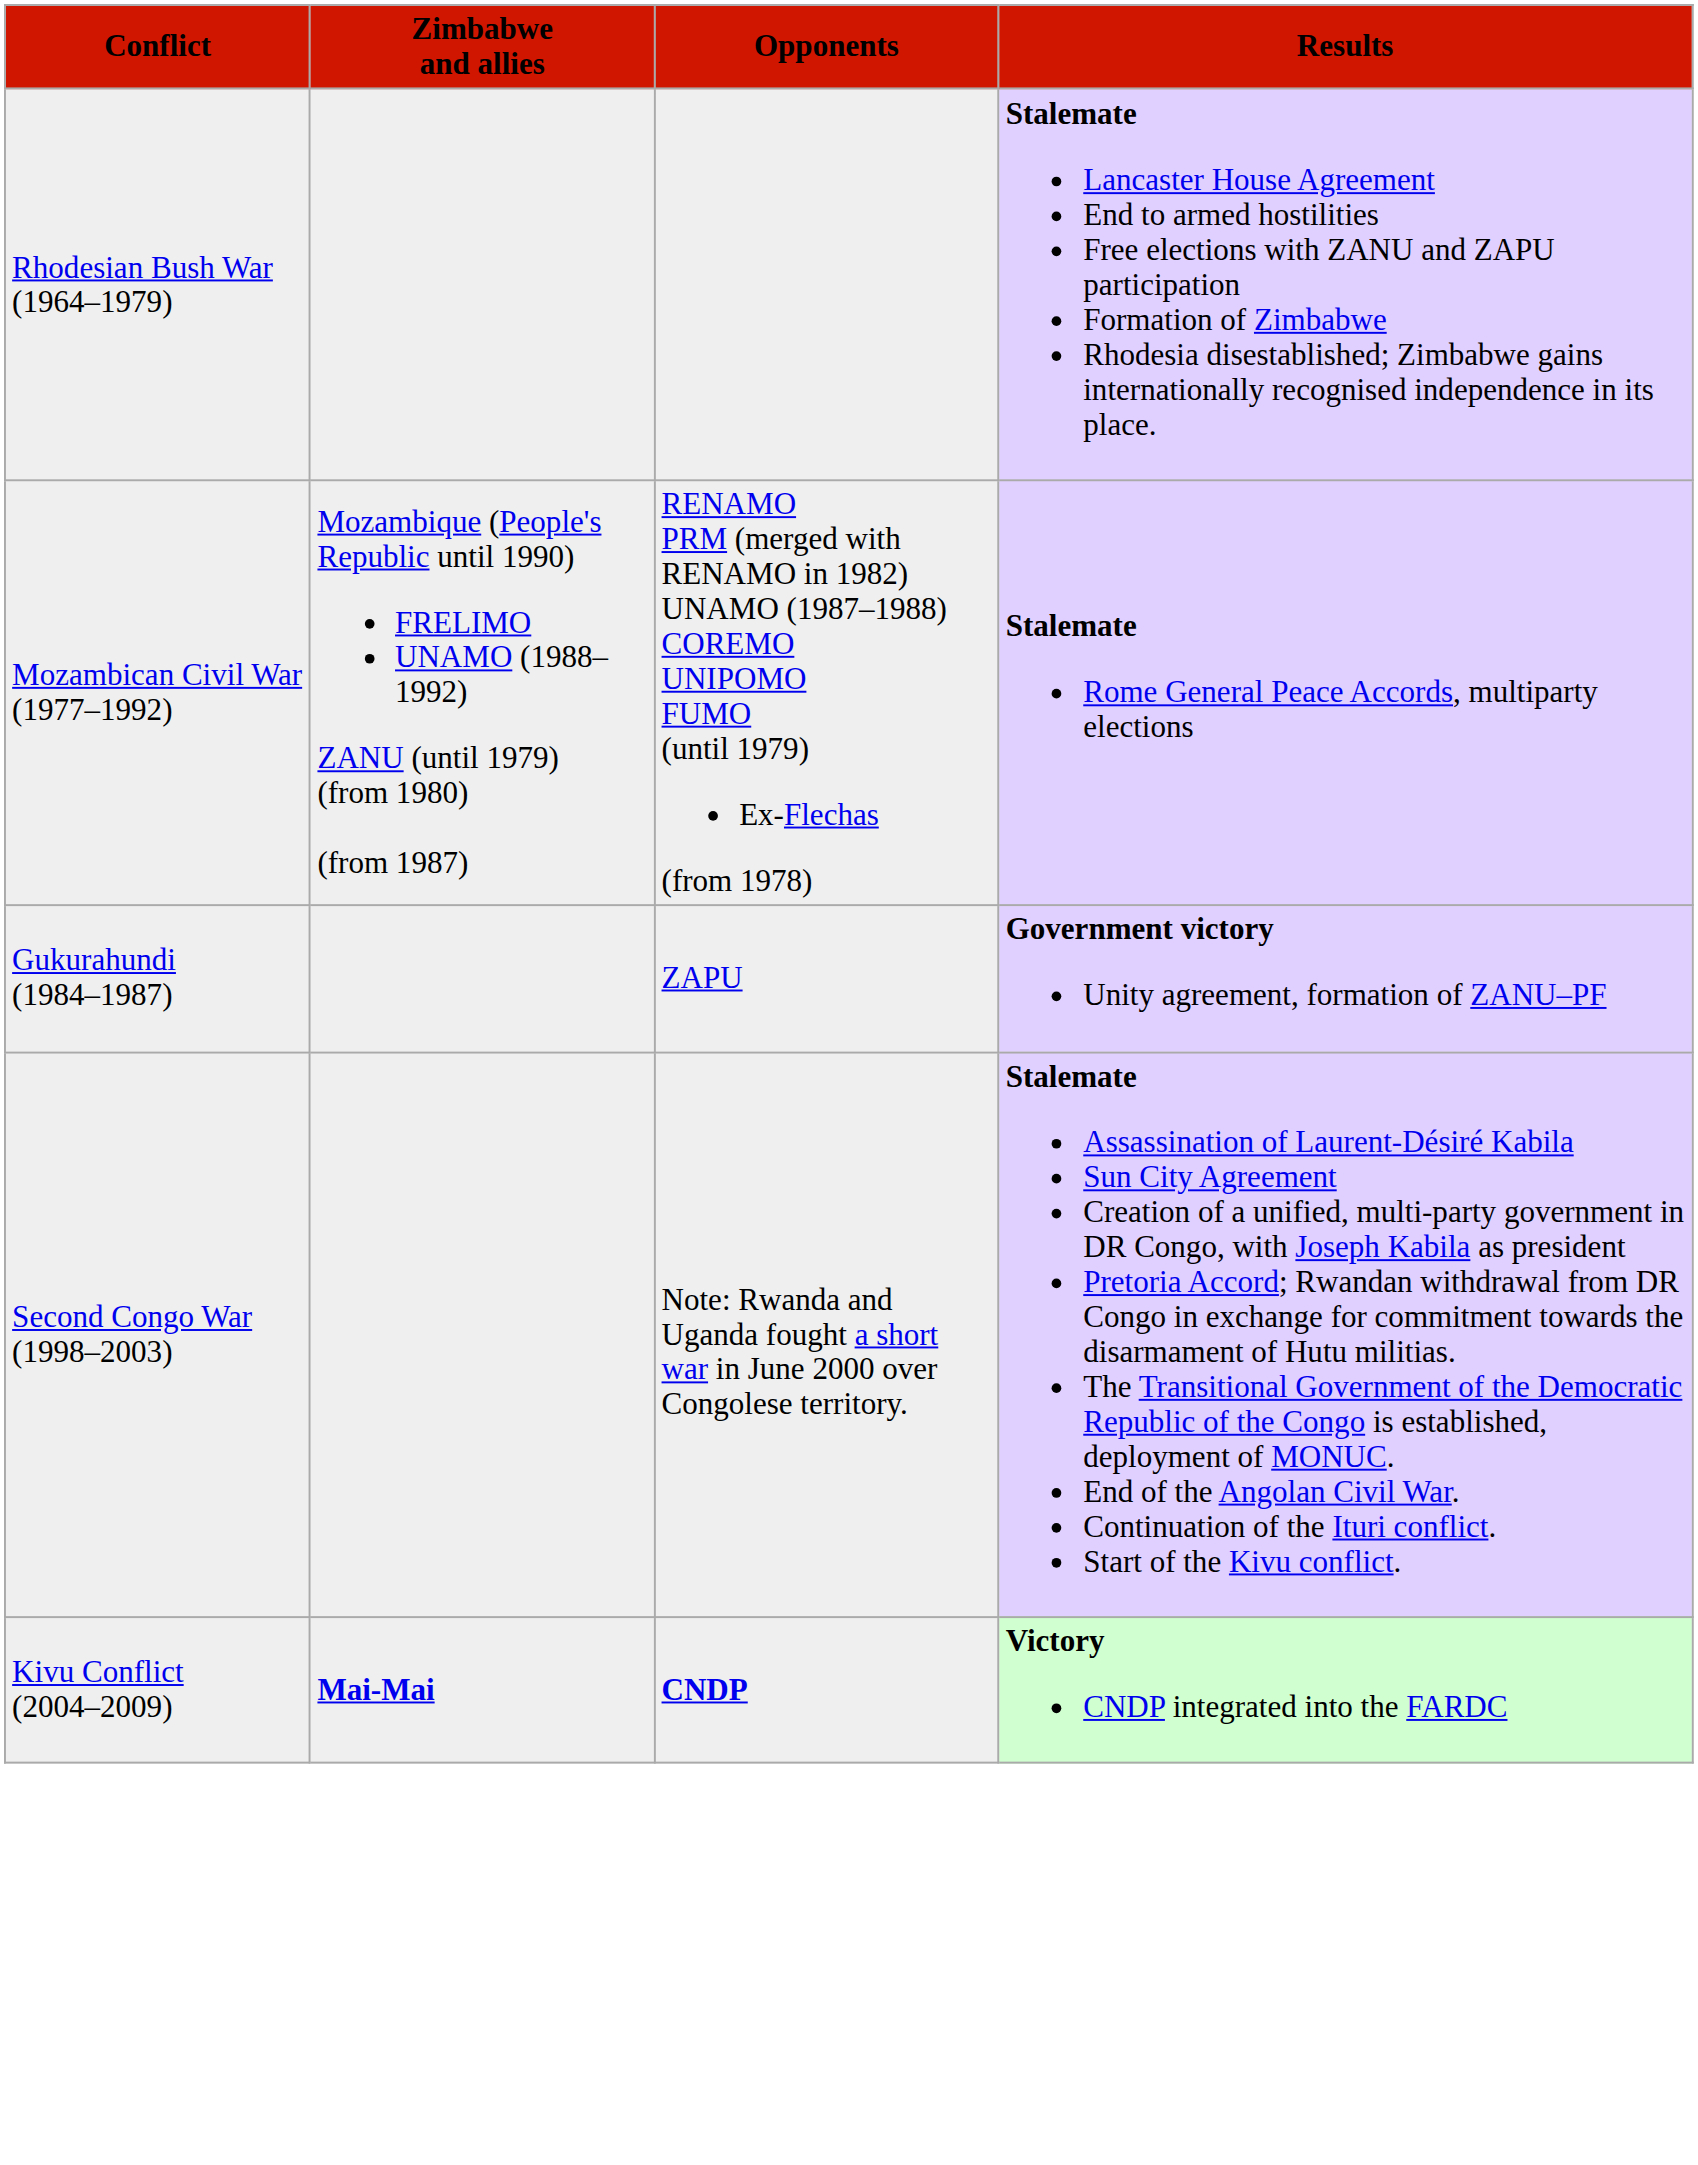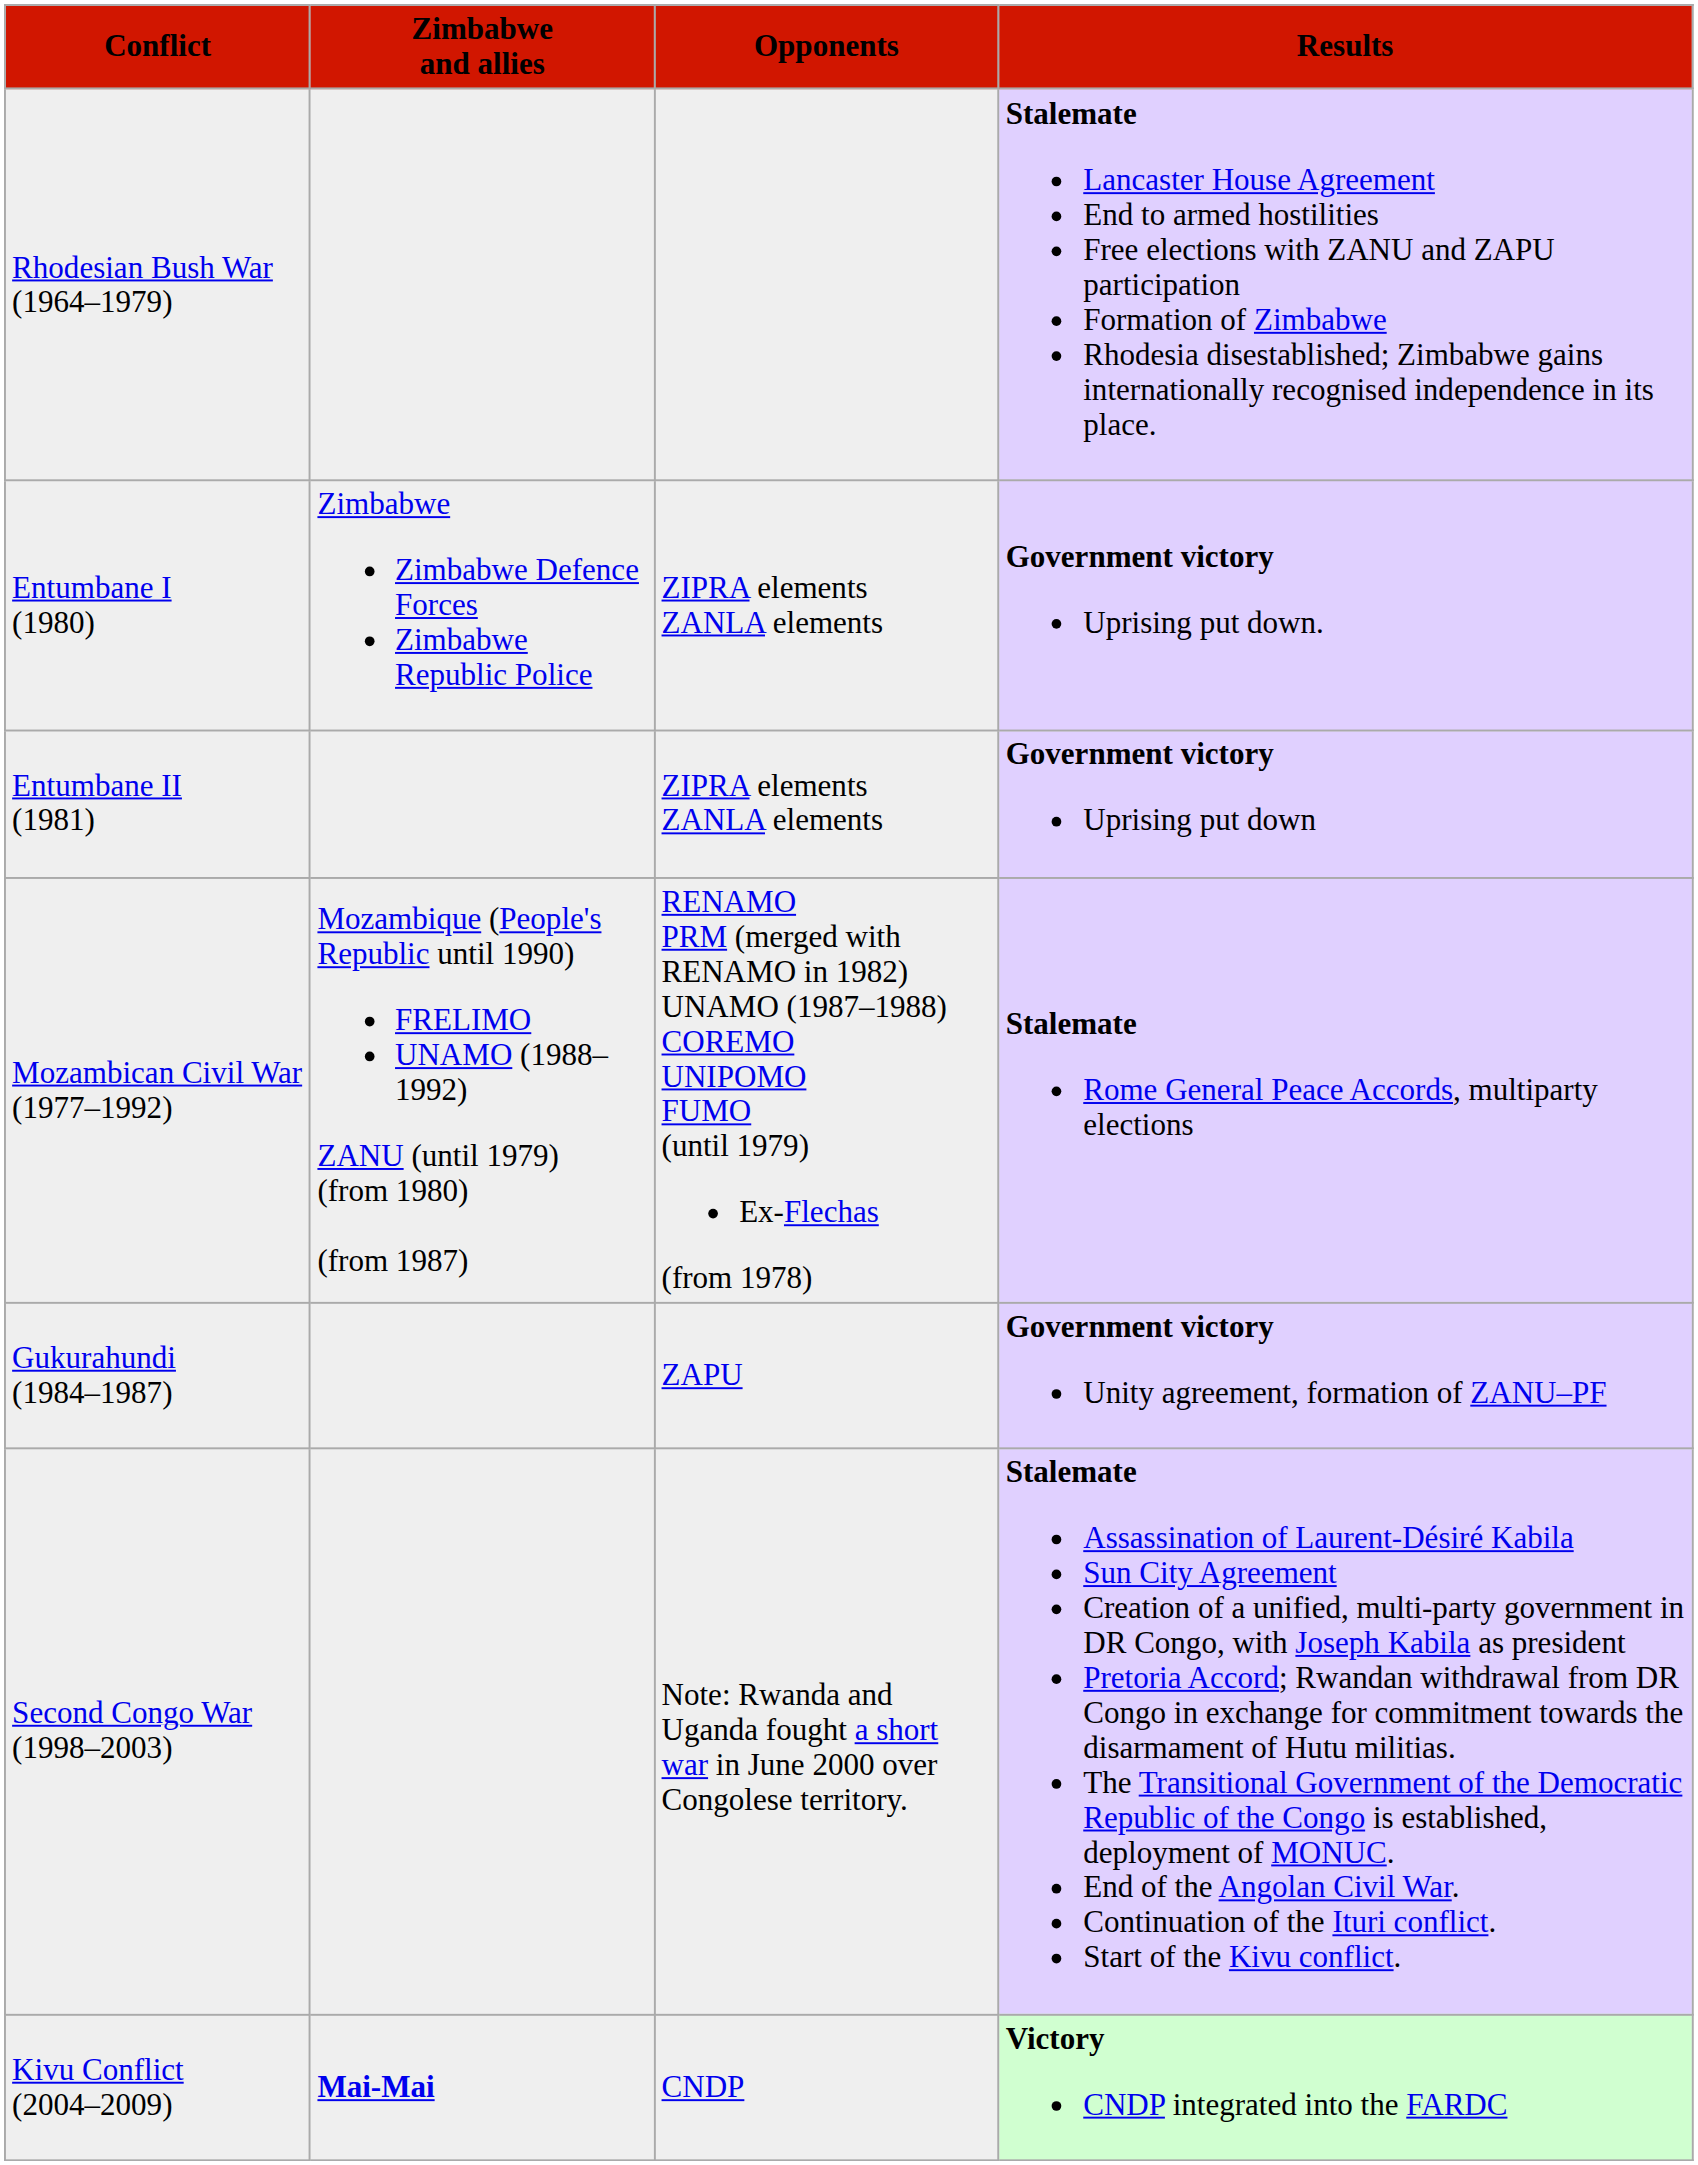+ row: (92, 604)
+ row: (97, 803)
(705, 1689) bold -> (703, 2086) normal
